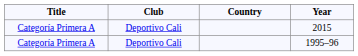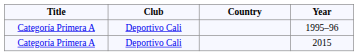rows swapped: (322, 43) <-> (322, 27)
